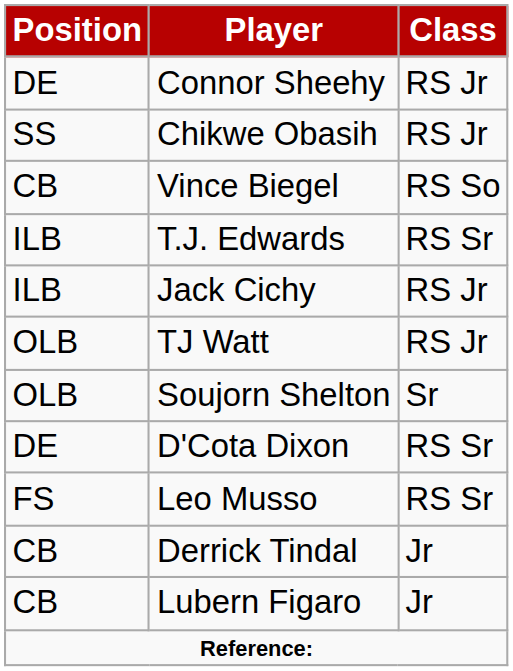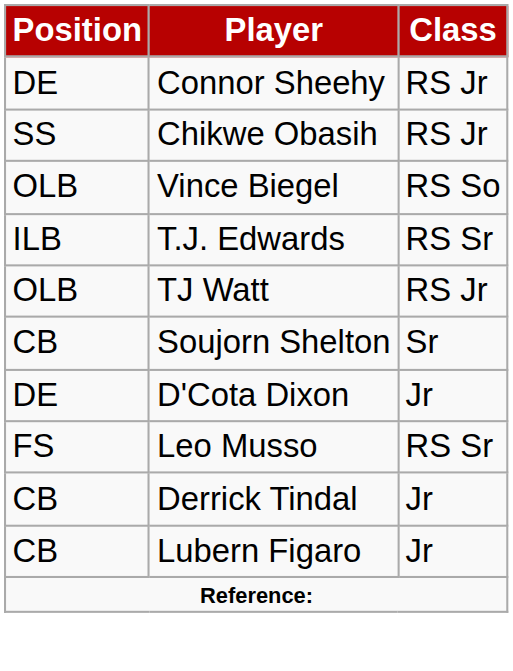(35, 186) CB -> (45, 186) OLB
- row: (236, 290)
(45, 394) OLB -> (35, 342) CB
(449, 446) RS Sr -> (419, 394) Jr
